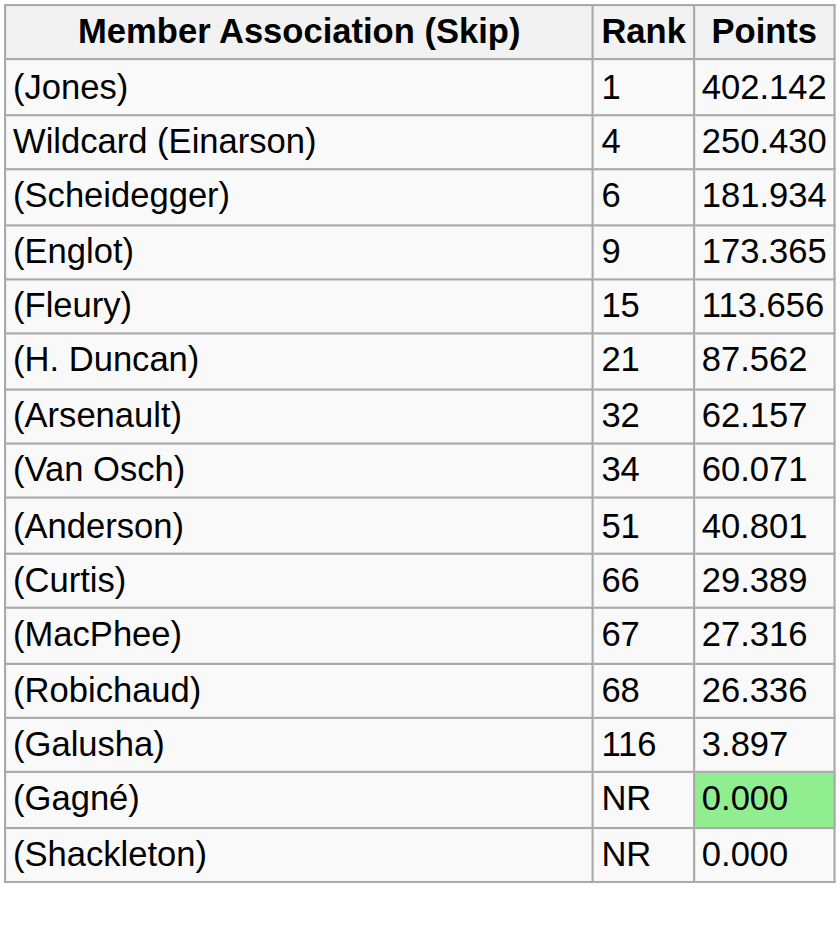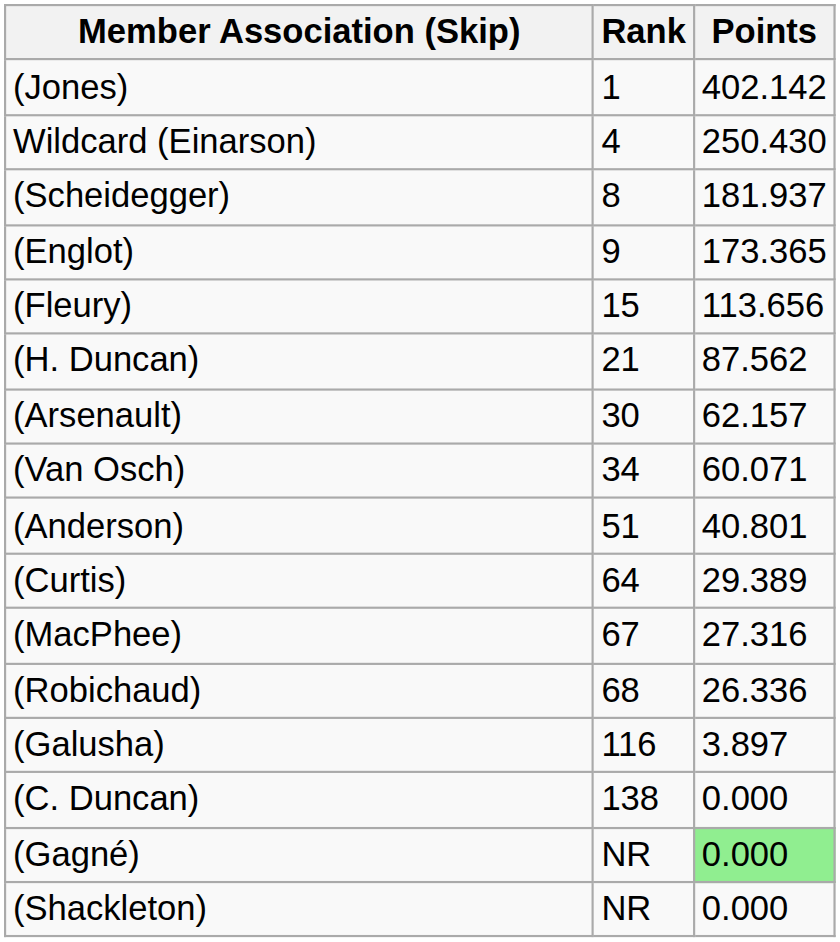(611, 196) 6 -> (611, 196) 8
(764, 196) 181.934 -> (764, 196) 181.937
(621, 415) 32 -> (621, 415) 30
(621, 580) 66 -> (621, 580) 64
+ row: (106, 799)
